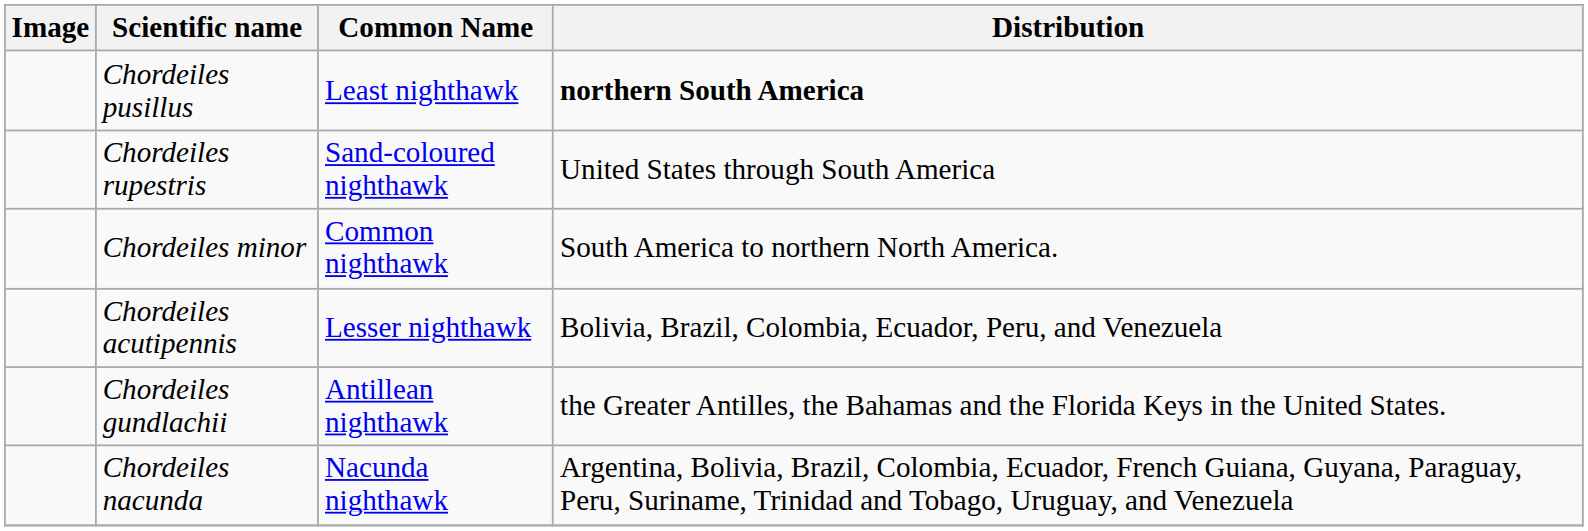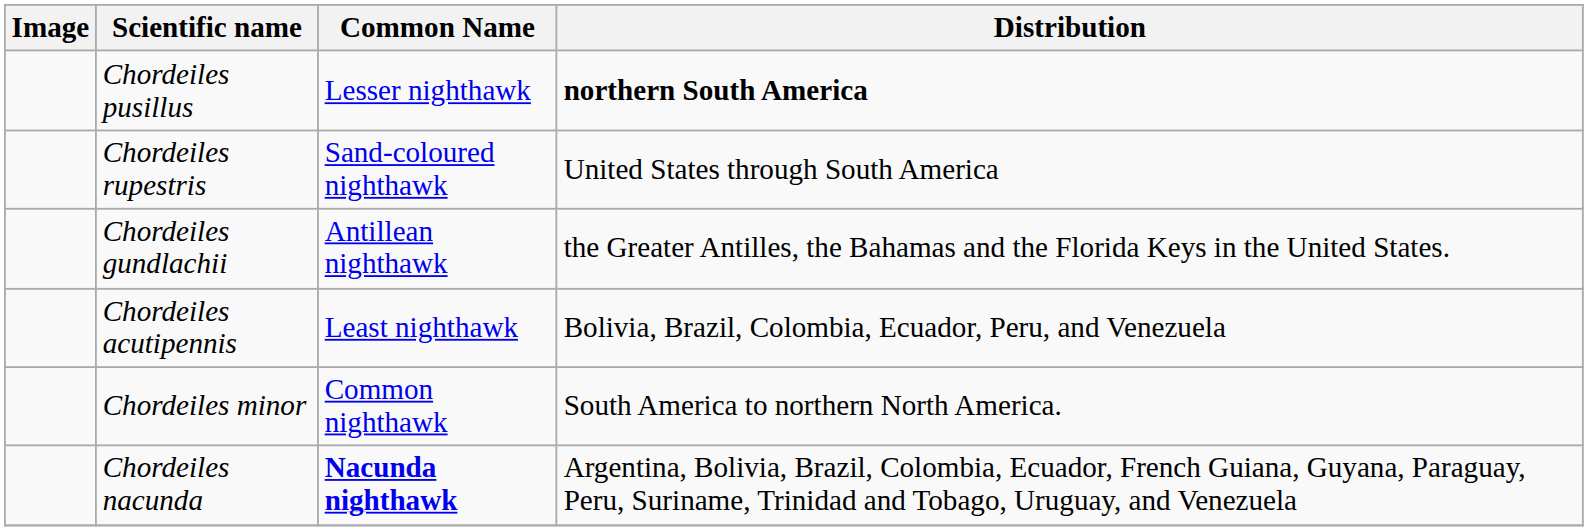(422, 90) Least nighthawk -> (428, 90) Lesser nighthawk
rows swapped: (204, 248) <-> (166, 405)
(428, 326) Lesser nighthawk -> (421, 326) Least nighthawk
(386, 484) normal -> (391, 484) bold
